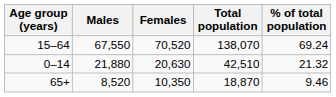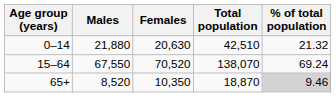rows swapped: (57, 63) <-> (54, 45)
(317, 82) no background -> (317, 82) lightgrey background
